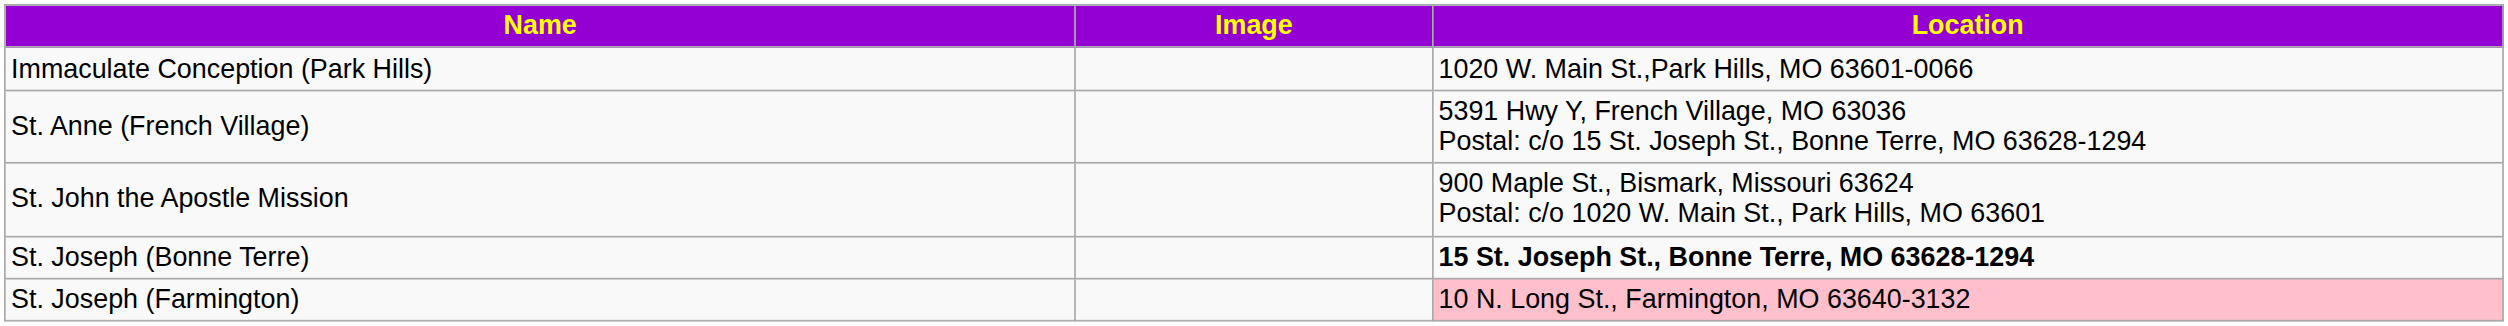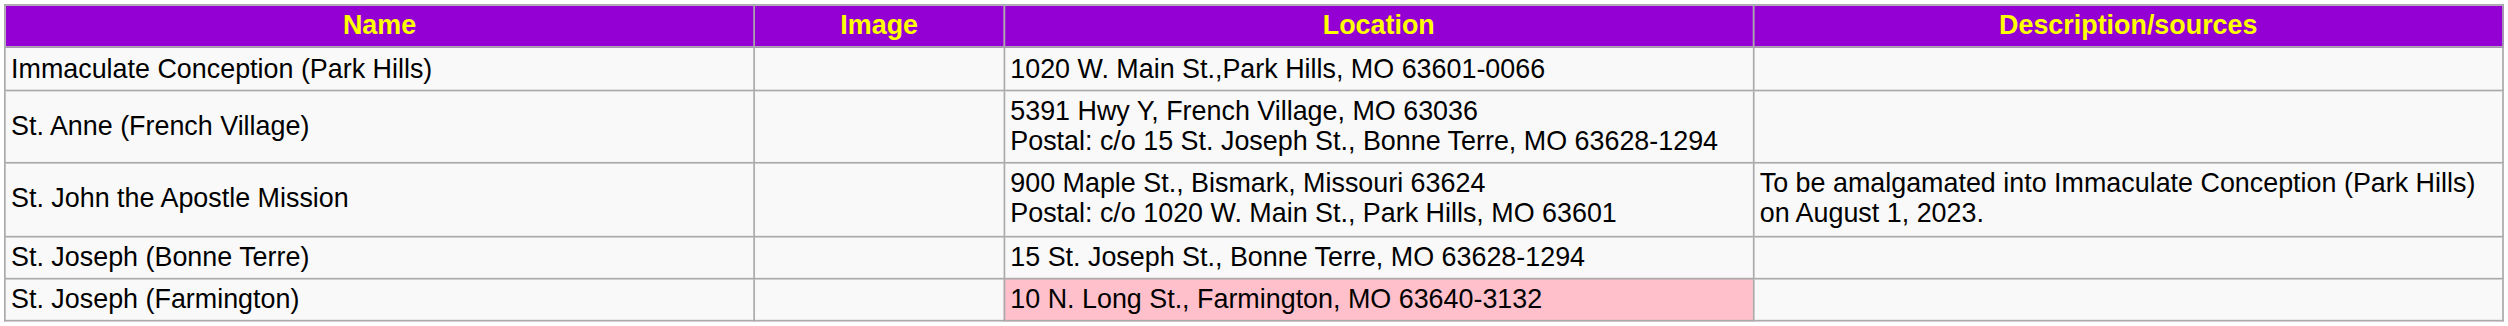+ column: (2128, 25)
(1736, 256) bold -> (1298, 256) normal
